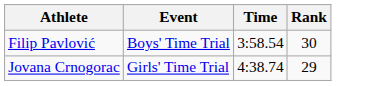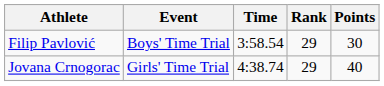+ column: (355, 17)
(309, 43) 30 -> (309, 43) 29
